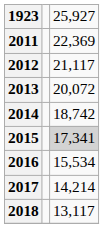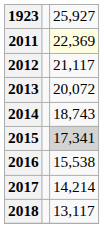(74, 41) no background -> (74, 41) lightyellow background
(74, 114) 18,742 -> (74, 114) 18,743
(74, 162) 15,534 -> (74, 162) 15,538
